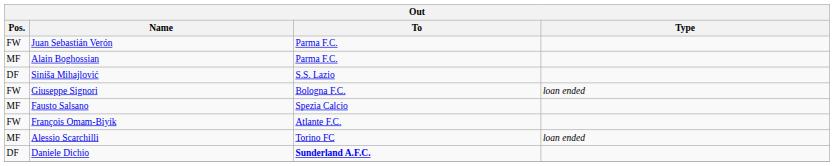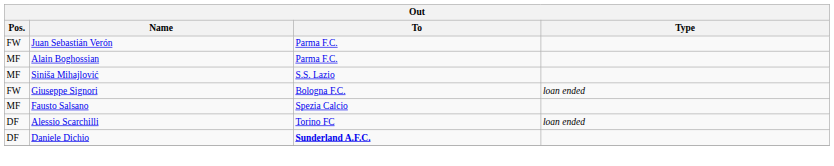(13, 75) DF -> (13, 75) MF
- row: (74, 122)
(13, 138) MF -> (13, 122) DF
